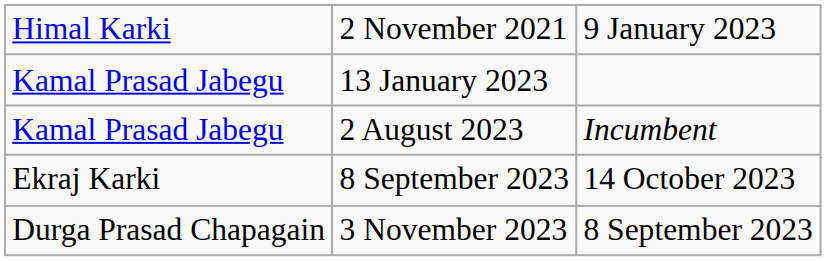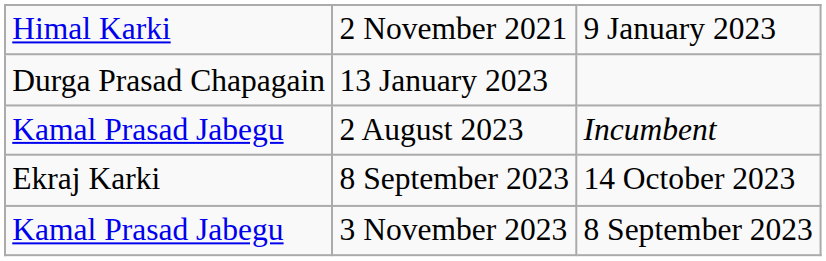(148, 79) Kamal Prasad Jabegu -> (169, 79) Durga Prasad Chapagain
(169, 229) Durga Prasad Chapagain -> (148, 229) Kamal Prasad Jabegu
